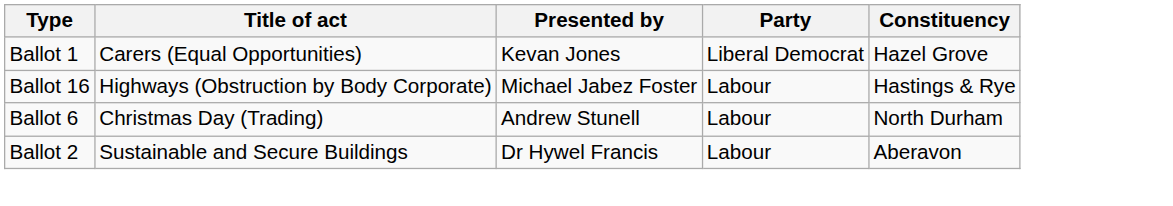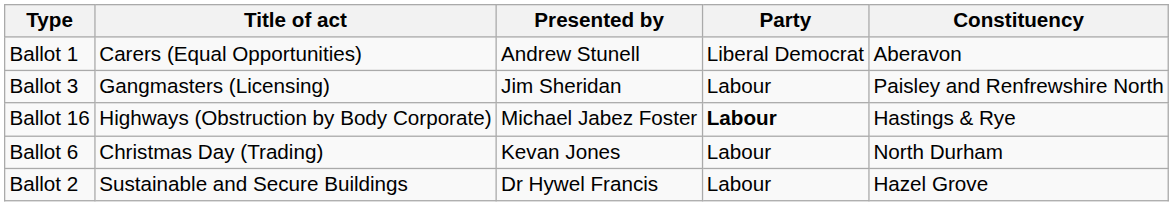(561, 53) Kevan Jones -> (570, 53) Andrew Stunell
(931, 53) Hazel Grove -> (918, 53) Aberavon
+ row: (44, 86)
(739, 86) normal -> (742, 119) bold
(570, 119) Andrew Stunell -> (561, 151) Kevan Jones
(918, 151) Aberavon -> (931, 184) Hazel Grove
